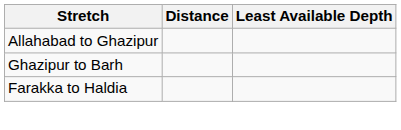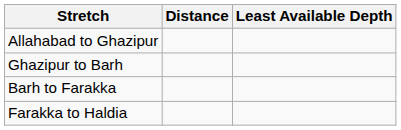+ row: (62, 88)
